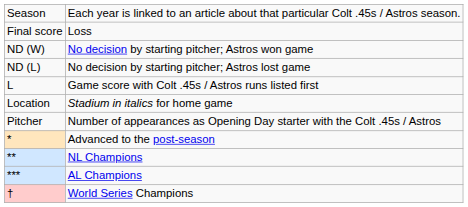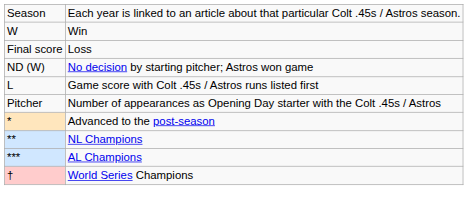+ row: (78, 31)
- row: (189, 67)
- row: (150, 103)
